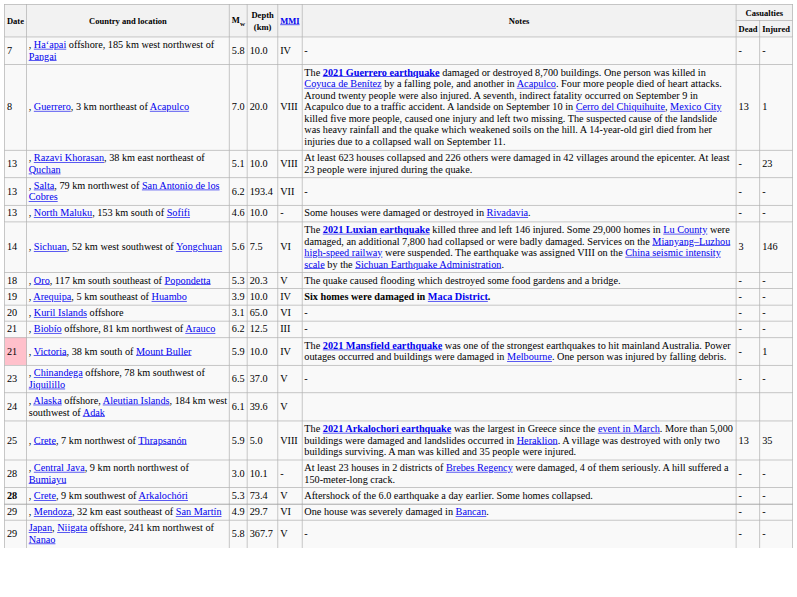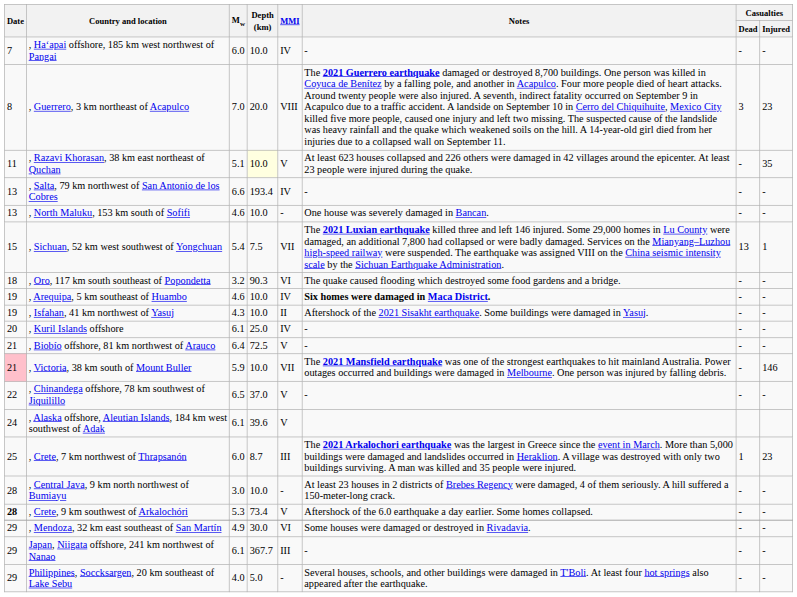(238, 50) 5.8 -> (238, 50) 6.0
(744, 107) 13 -> (741, 107) 3
(765, 107) 1 -> (767, 107) 23
(12, 163) 13 -> (12, 163) 11
(259, 163) no background -> (259, 163) lightyellow background
(289, 163) VIII -> (284, 163) V
(767, 163) 23 -> (767, 163) 35
(238, 191) 6.2 -> (238, 191) 6.6
(287, 191) VII -> (286, 191) IV
(417, 213) Some houses were damaged or destroyed in Rivadavia. -> (397, 213) One house was severely damaged in Bancan.
(12, 247) 14 -> (12, 247) 15
(238, 247) 5.6 -> (238, 247) 5.4
(286, 247) VI -> (287, 247) VII
(741, 247) 3 -> (744, 247) 13
(770, 247) 146 -> (765, 247) 1
(238, 280) 5.3 -> (238, 280) 3.2
(259, 280) 20.3 -> (259, 280) 90.3
(284, 280) V -> (286, 280) VI
(238, 297) 3.9 -> (238, 297) 4.6
+ row: (101, 313)
(238, 313) 3.1 -> (238, 329) 6.1
(259, 313) 65.0 -> (259, 329) 25.0
(286, 313) VI -> (286, 329) IV
(238, 329) 6.2 -> (238, 345) 6.4
(259, 329) 12.5 -> (259, 345) 72.5
(285, 329) III -> (284, 345) V
(286, 351) IV -> (287, 367) VII
(765, 351) 1 -> (770, 367) 146
(12, 379) 23 -> (12, 395) 22
(238, 440) 5.9 -> (238, 456) 6.0
(256, 440) 5.0 -> (256, 456) 8.7
(289, 440) VIII -> (285, 456) III
(744, 440) 13 -> (741, 456) 1
(767, 440) 35 -> (767, 456) 23
(259, 474) 10.1 -> (259, 490) 10.0
(259, 512) 29.7 -> (259, 528) 30.0
(397, 512) One house was severely damaged in Bancan. -> (417, 528) Some houses were damaged or destroyed in Rivadavia.
(238, 534) 5.8 -> (238, 550) 6.1
(284, 534) V -> (285, 550) III
+ row: (121, 578)
